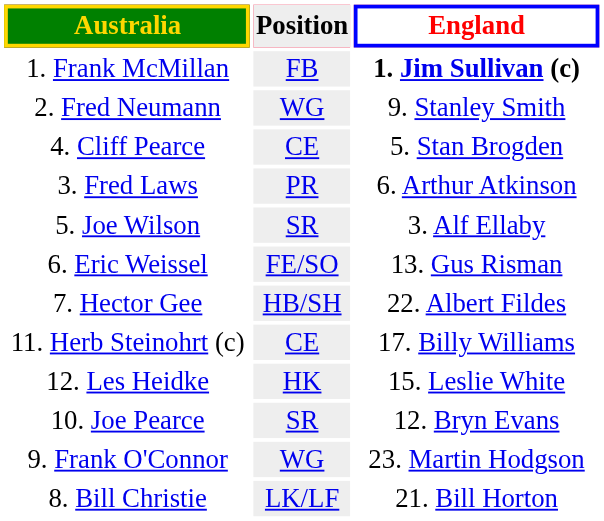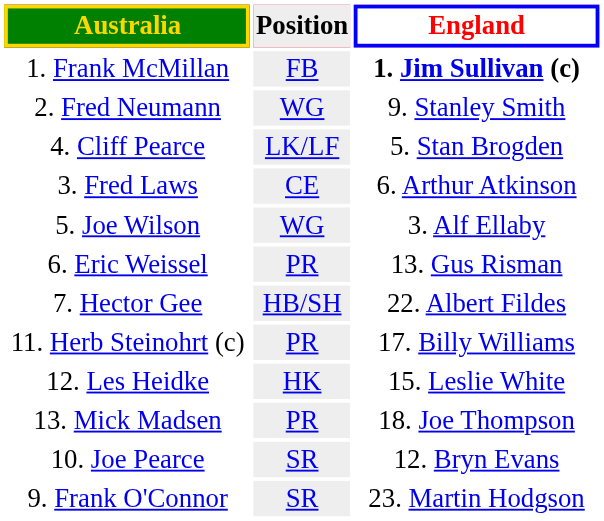(302, 146) CE -> (302, 146) LK/LF
(302, 185) PR -> (302, 185) CE
(302, 224) SR -> (302, 224) WG
(302, 263) FE/SO -> (302, 263) PR
(302, 341) CE -> (302, 341) PR
+ row: (128, 420)
(302, 459) WG -> (302, 498) SR
- row: (128, 498)
